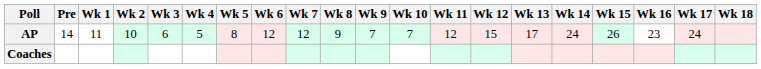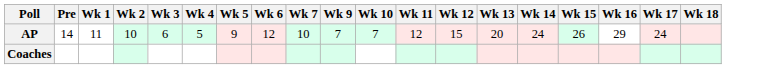- column: (338, 14)
(234, 34) 8 -> (234, 34) 9
(303, 34) 12 -> (303, 34) 10
(532, 34) 17 -> (497, 34) 20
(654, 34) 23 -> (619, 34) 29
